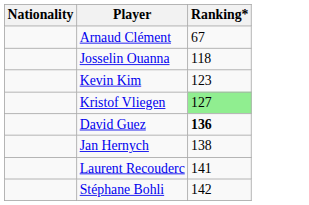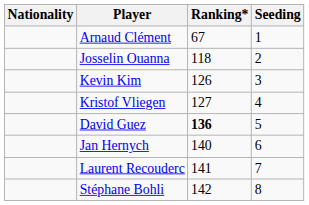+ column: (278, 15)
(201, 80) 123 -> (201, 80) 126
(201, 102) lightgreen background -> (201, 102) no background
(201, 146) 138 -> (201, 146) 140
